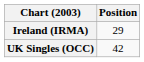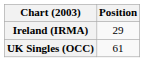(118, 48) 42 -> (118, 48) 61
